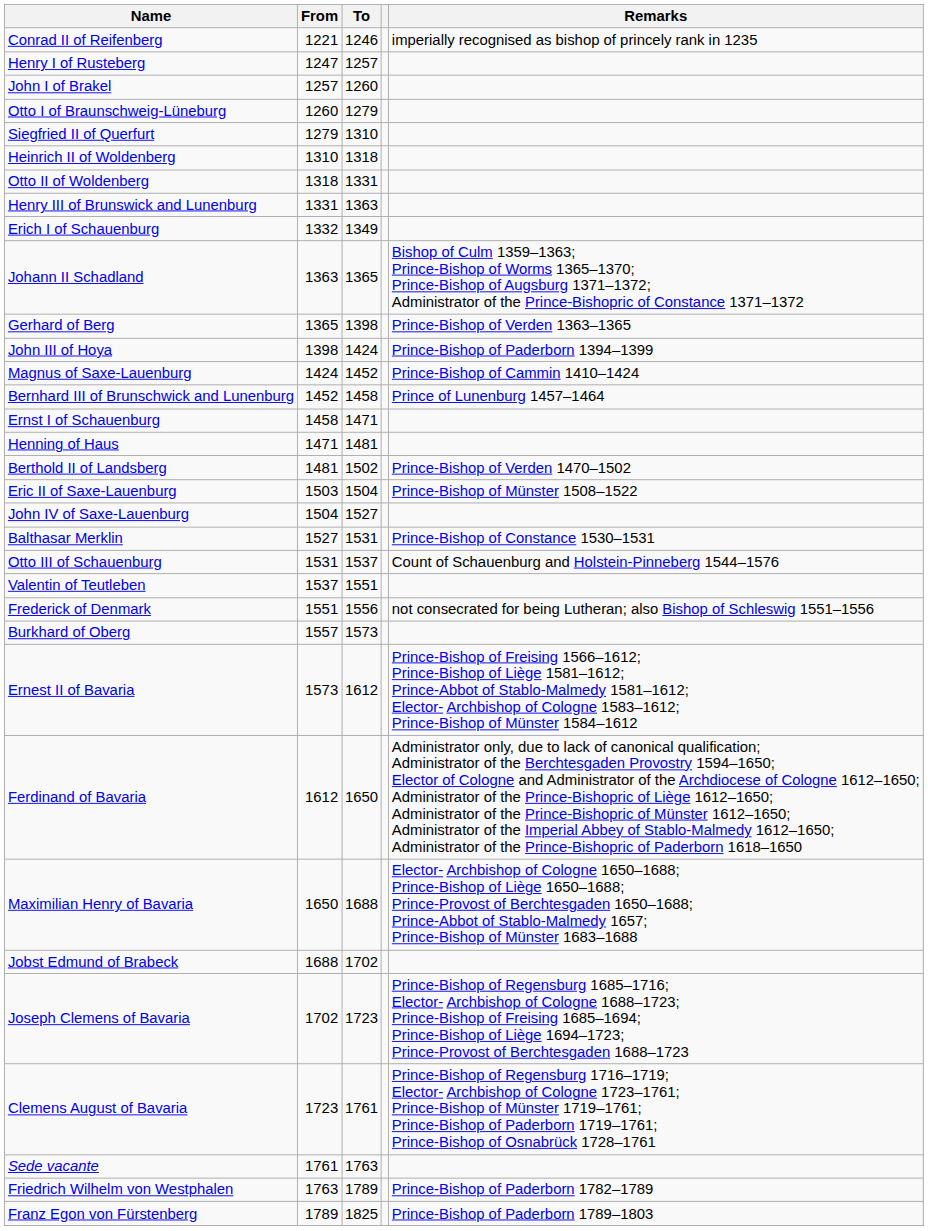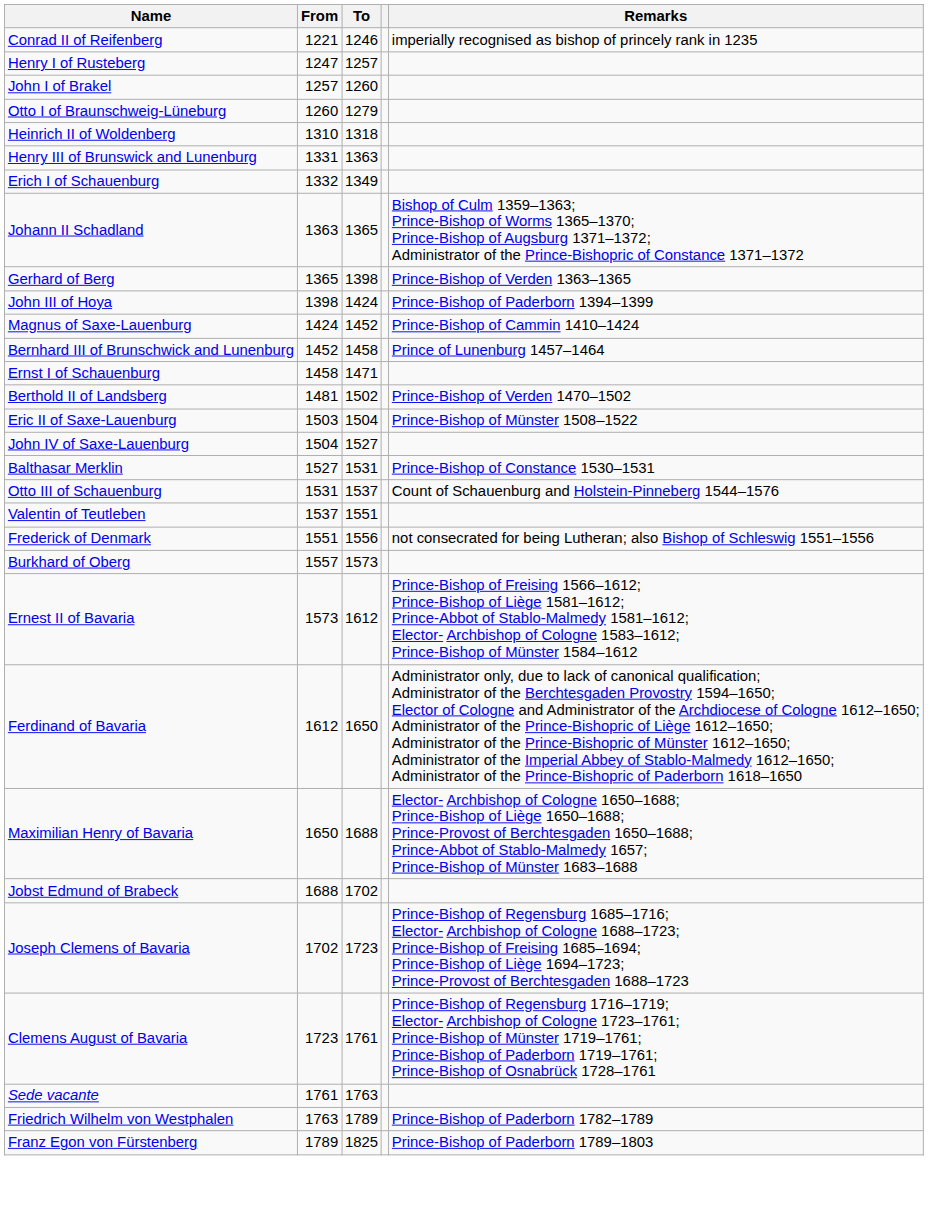- row: (81, 134)
- row: (78, 181)
- row: (63, 444)
